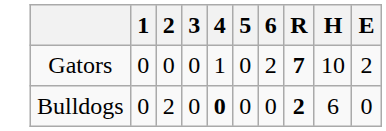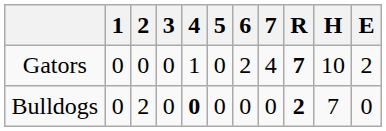+ column: (271, 24)
(333, 105) 6 -> (333, 105) 7
